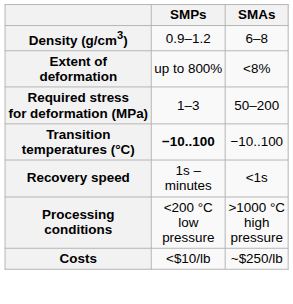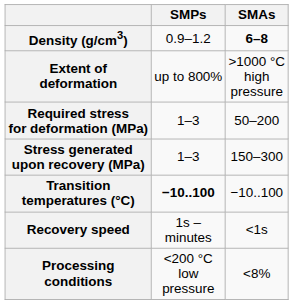(257, 38) normal -> (257, 38) bold
(257, 69) <8% -> (257, 76) >1000 °C high pressure
+ row: (78, 157)
(257, 222) >1000 °C high pressure -> (257, 274) <8%
- row: (78, 258)
